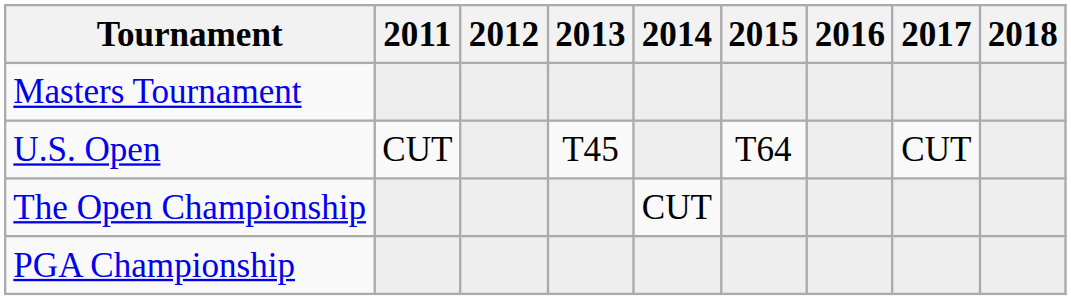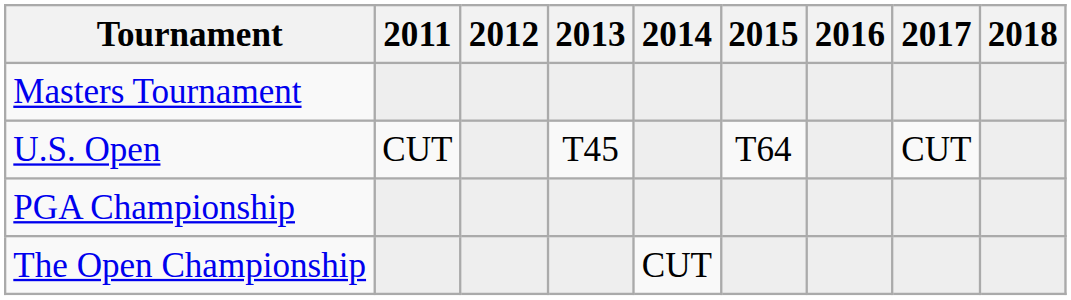rows swapped: (190, 207) <-> (154, 265)
